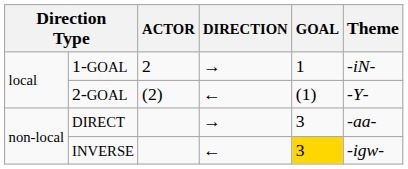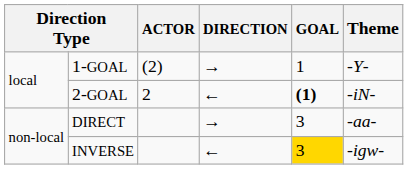(147, 66) 2 -> (152, 66) (2)
(361, 66) -iN- -> (358, 66) -Y-
(152, 94) (2) -> (147, 94) 2
(306, 94) normal -> (306, 94) bold
(358, 94) -Y- -> (361, 94) -iN-
